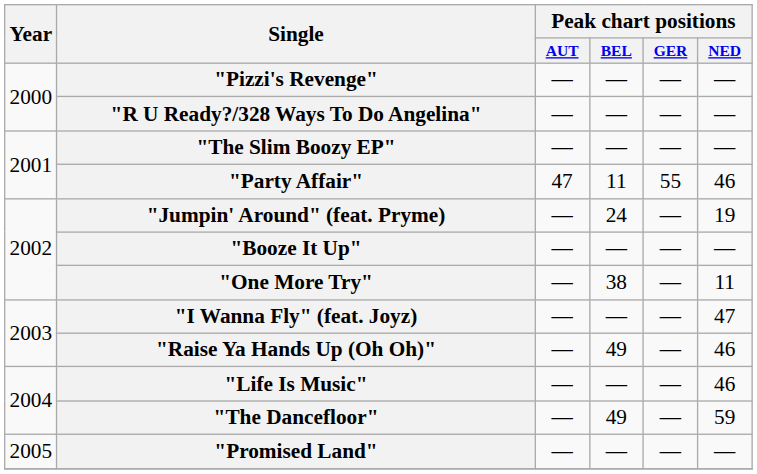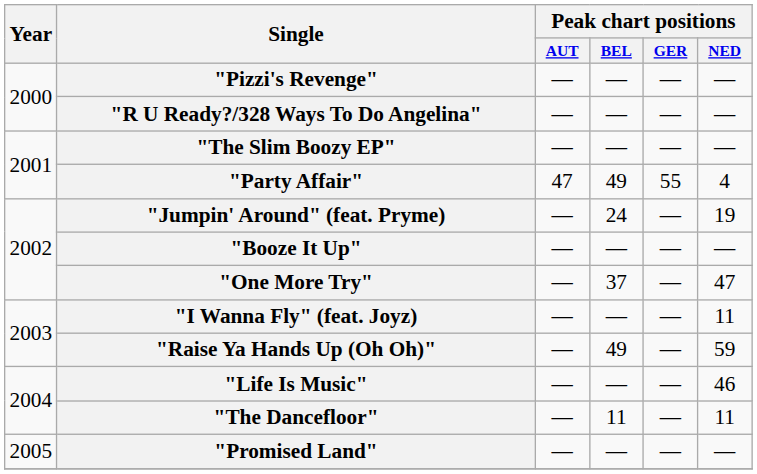(616, 181) 11 -> (616, 181) 49
(725, 181) 46 -> (725, 181) 4
(616, 282) 38 -> (616, 282) 37
(725, 282) 11 -> (725, 282) 47
(725, 316) 47 -> (725, 316) 11
(725, 349) 46 -> (725, 349) 59
(616, 417) 49 -> (616, 417) 11
(725, 417) 59 -> (725, 417) 11
